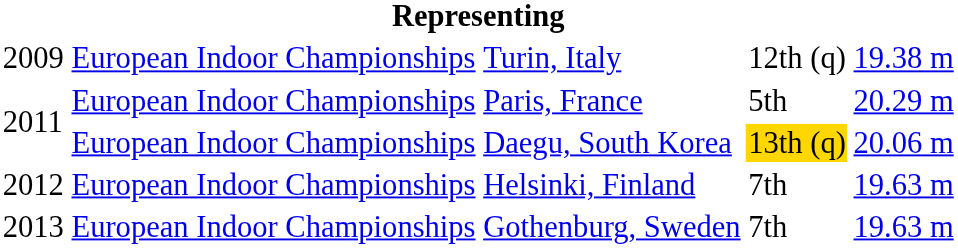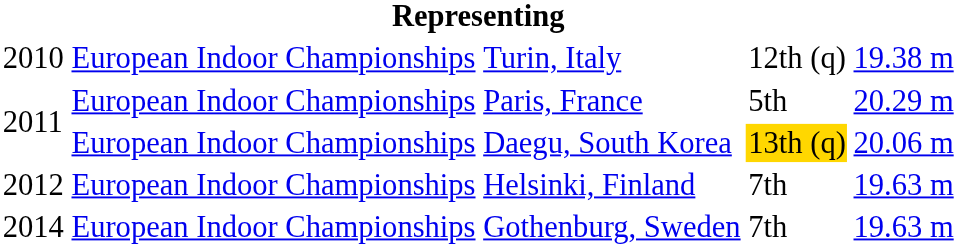(33, 58) 2009 -> (33, 58) 2010
(33, 226) 2013 -> (33, 226) 2014
